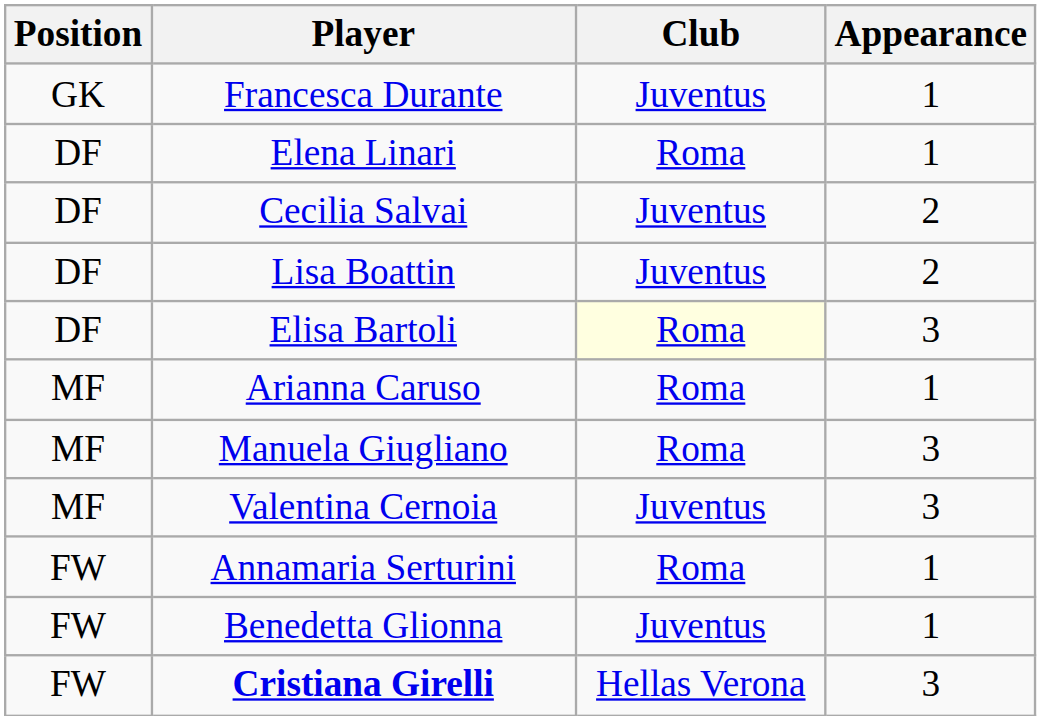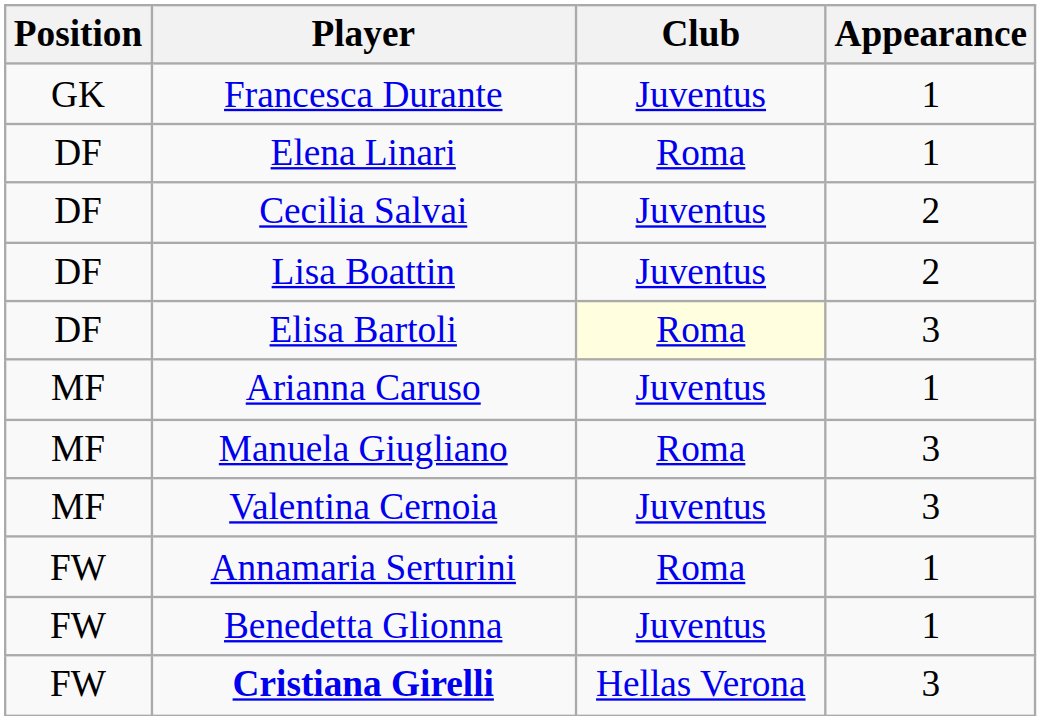(701, 388) Roma -> (701, 388) Juventus
